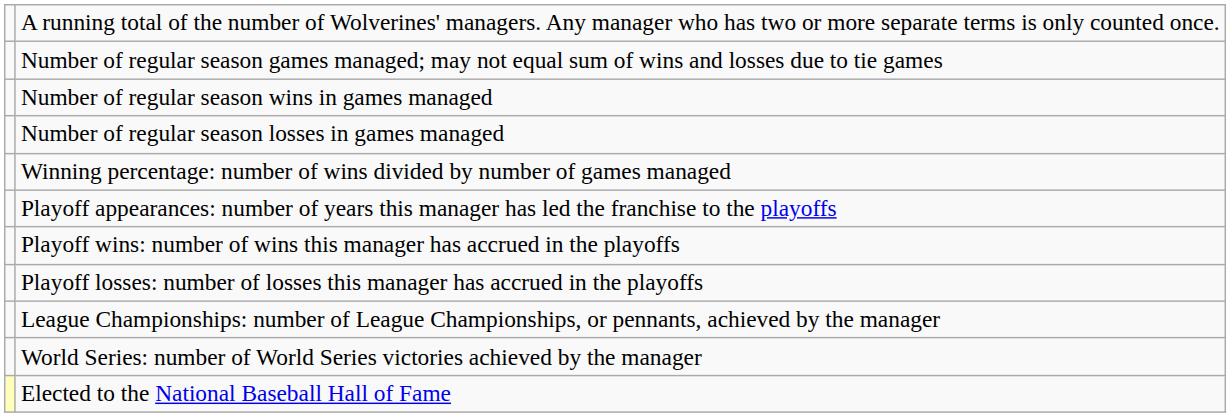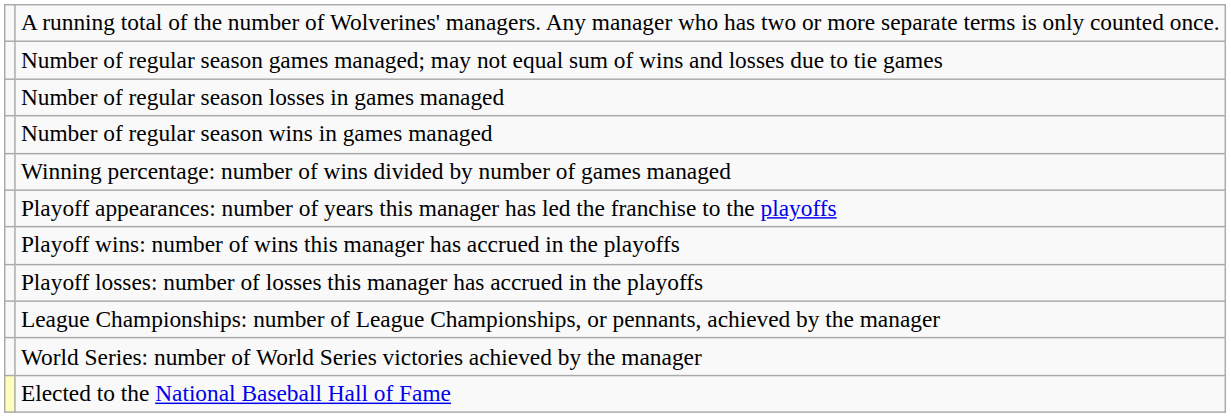rows swapped: (257, 97) <-> (263, 134)
